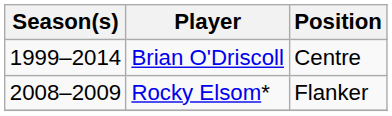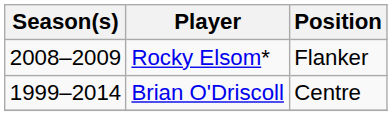rows swapped: (201, 92) <-> (208, 57)
